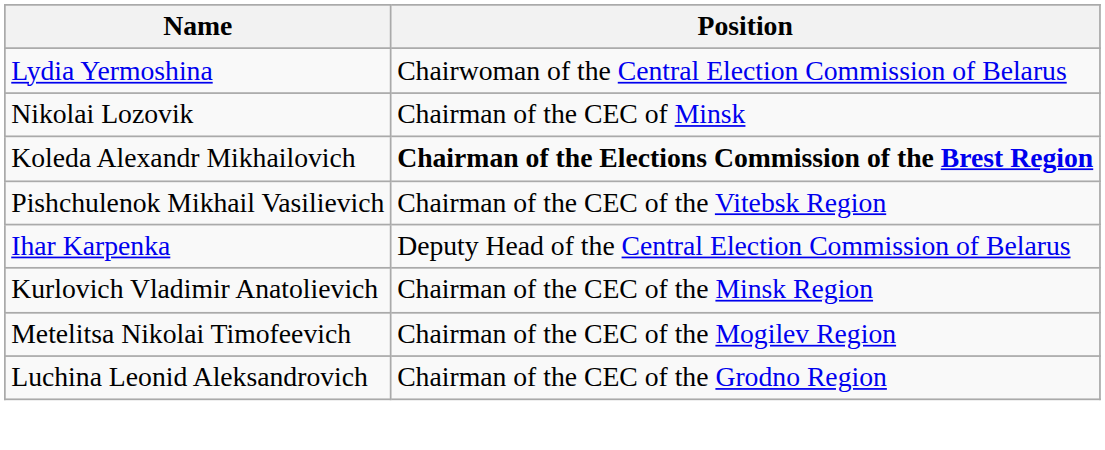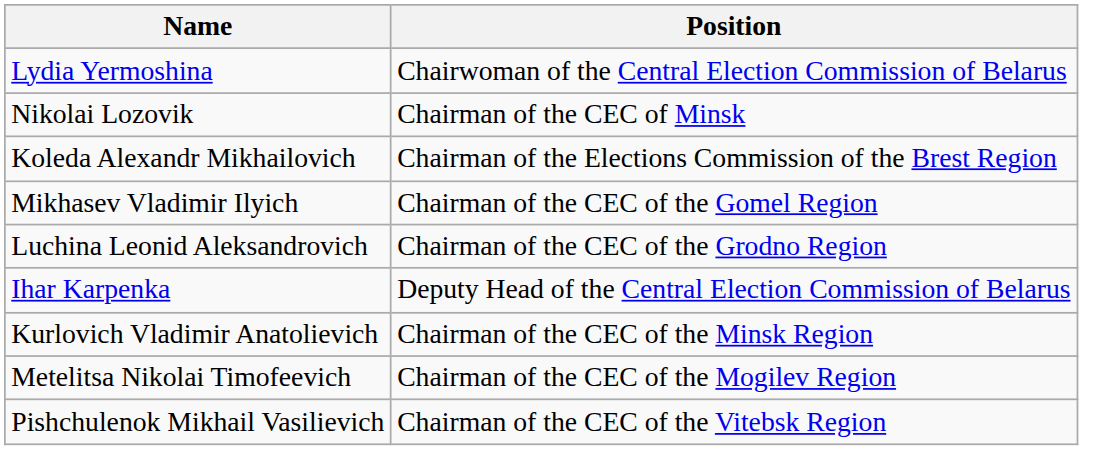(745, 158) bold -> (727, 158) normal
+ row: (155, 202)
rows swapped: (190, 377) <-> (198, 202)
